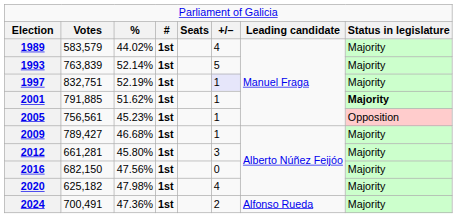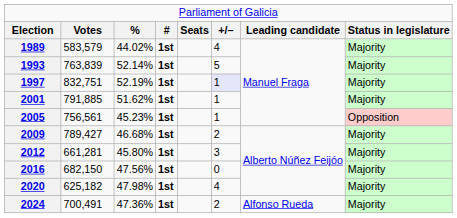(368, 99) bold -> (367, 99) normal
(217, 134) 1 -> (217, 134) 2
